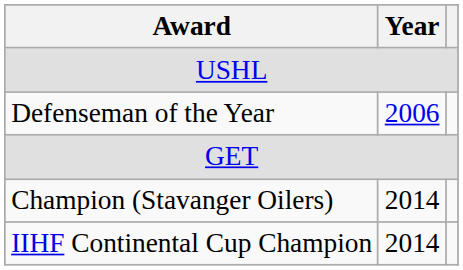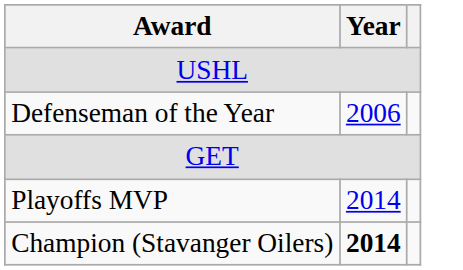+ row: (90, 199)
(412, 199) normal -> (373, 243) bold
- row: (192, 243)
